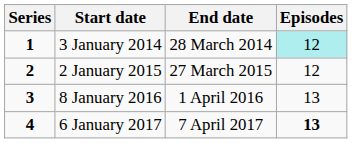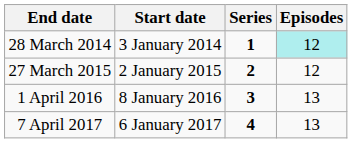columns swapped: (30, 17) <-> (221, 17)
(312, 124) bold -> (312, 124) normal
